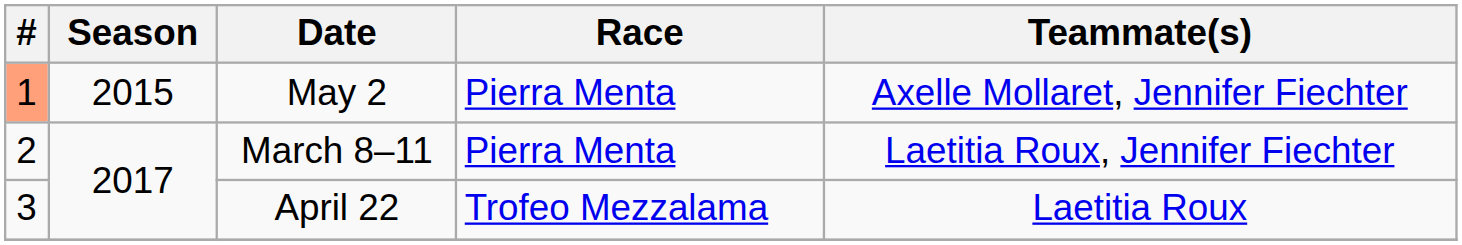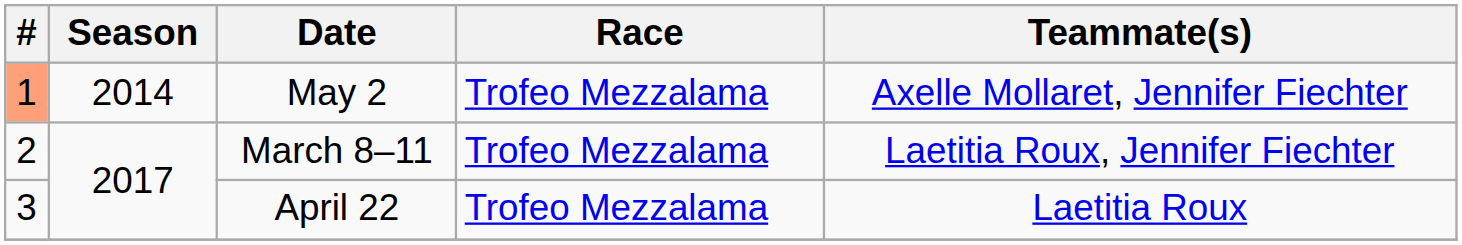(133, 92) 2015 -> (133, 92) 2014
(570, 92) Pierra Menta -> (616, 92) Trofeo Mezzalama
(570, 150) Pierra Menta -> (616, 150) Trofeo Mezzalama
